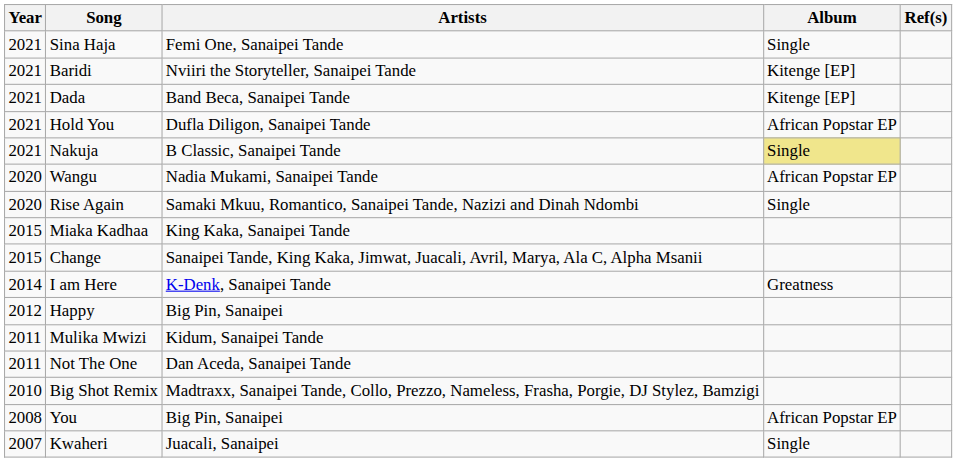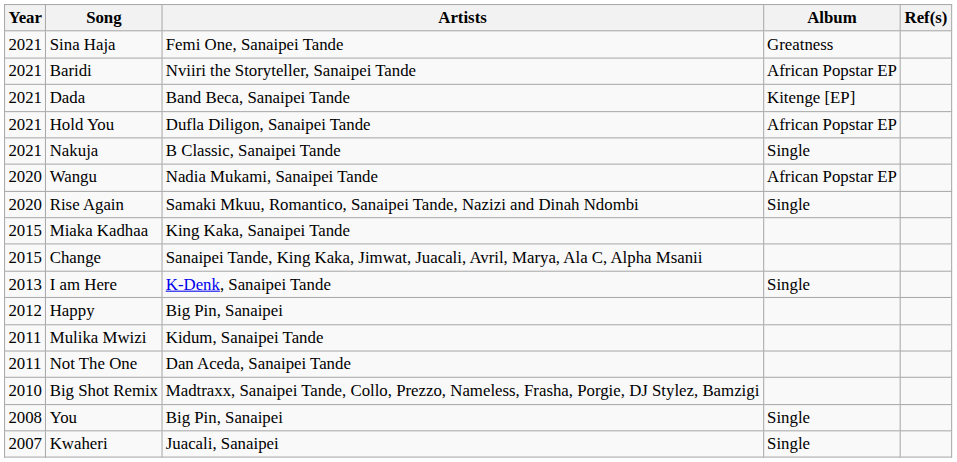(789, 44) Single -> (800, 44) Greatness
(811, 71) Kitenge [EP] -> (832, 71) African Popstar EP
(789, 151) khaki background -> (789, 151) no background
(25, 284) 2014 -> (25, 284) 2013
(800, 284) Greatness -> (789, 284) Single
(832, 417) African Popstar EP -> (789, 417) Single
